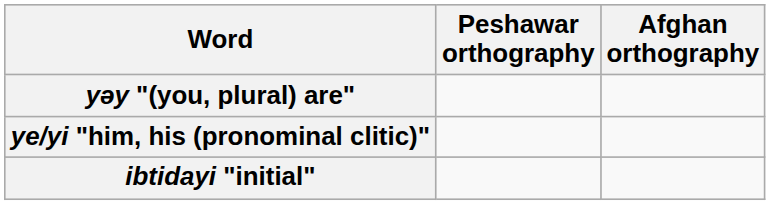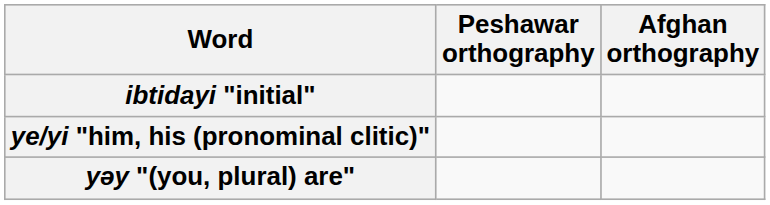rows swapped: (220, 95) <-> (220, 177)
